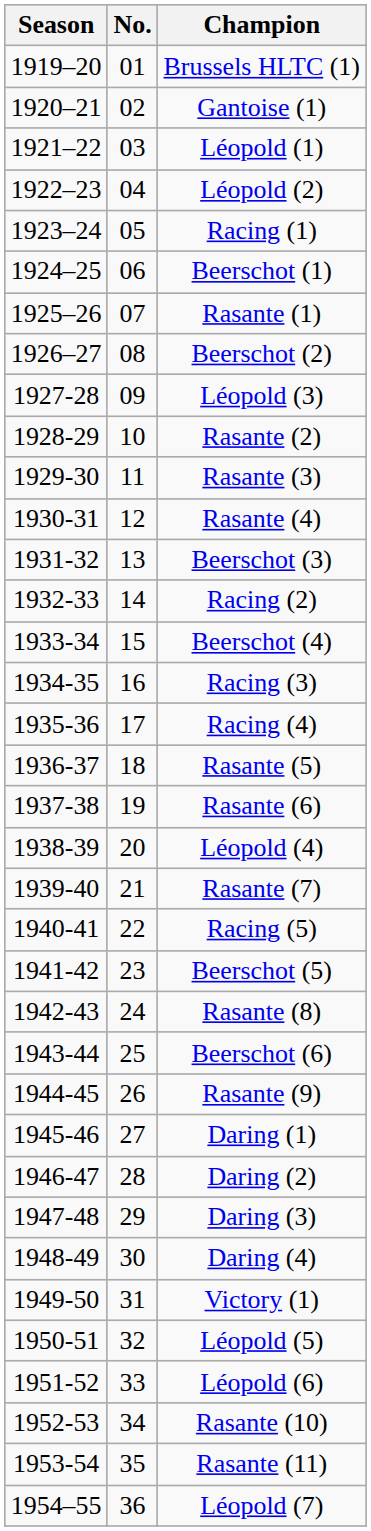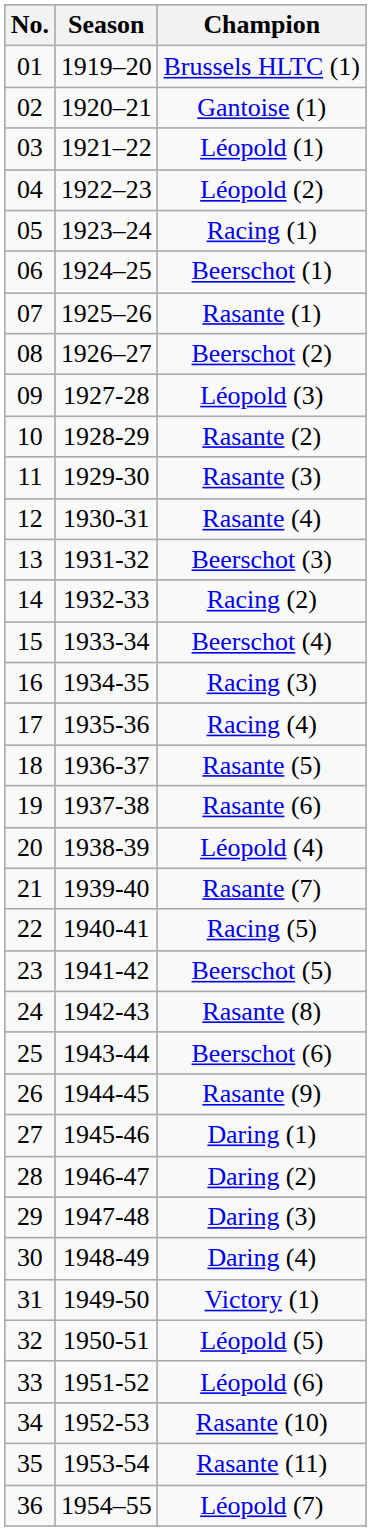columns swapped: (133, 25) <-> (56, 25)
